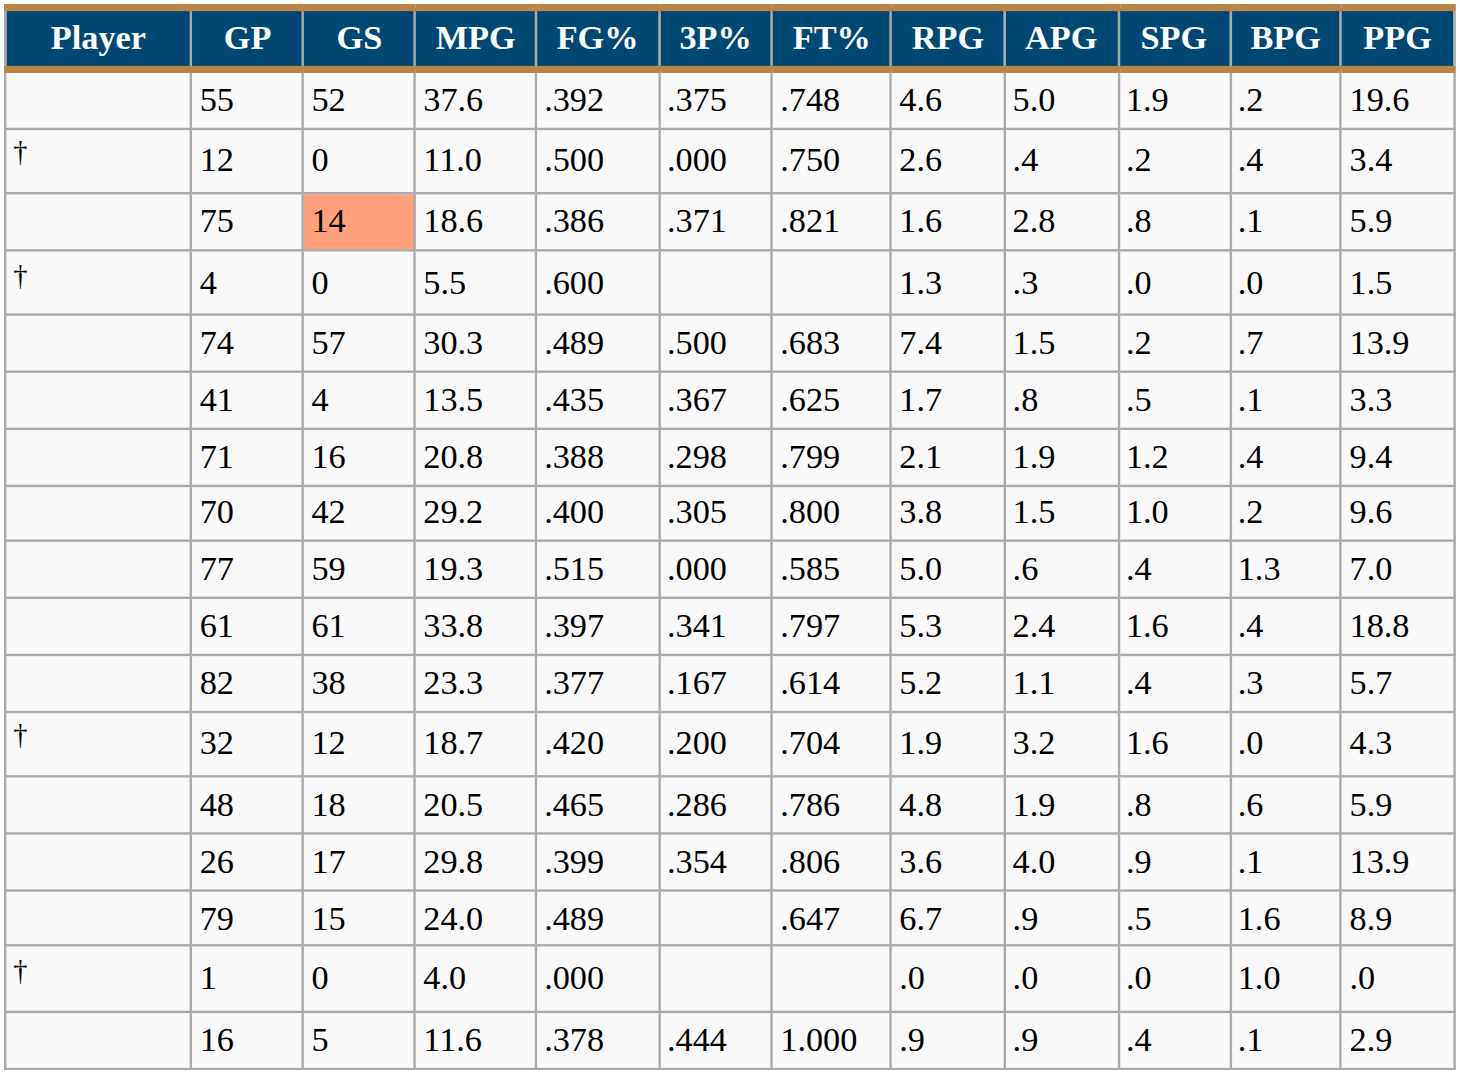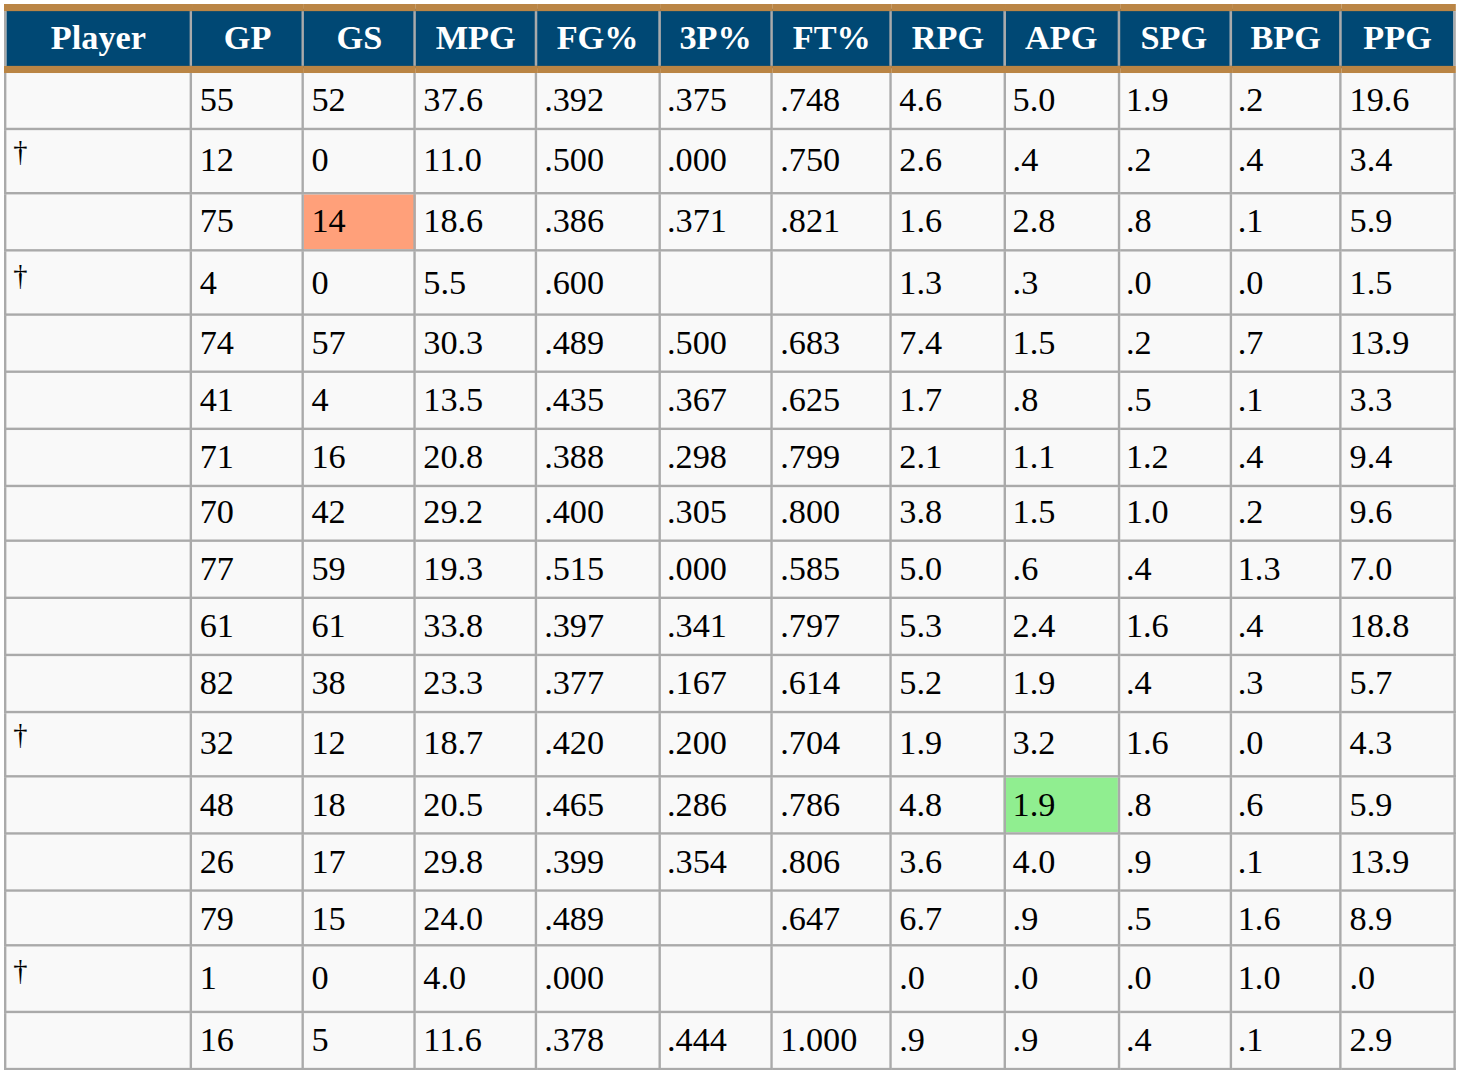(1034, 456) 1.9 -> (1034, 456) 1.1
(1034, 682) 1.1 -> (1034, 682) 1.9
(1034, 804) no background -> (1034, 804) lightgreen background
